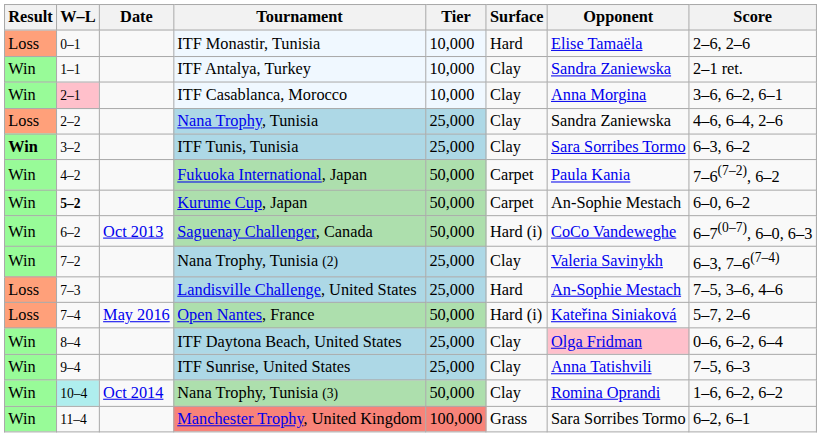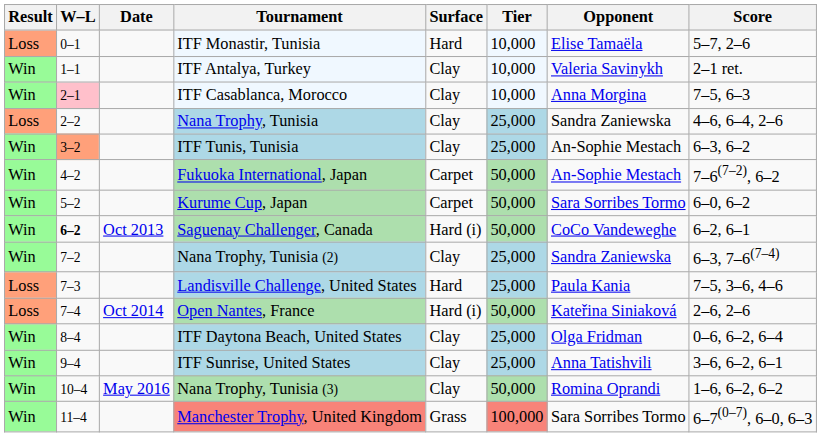columns swapped: (456, 17) <-> (517, 17)
(722, 43) 2–6, 2–6 -> (722, 43) 5–7, 2–6
(611, 69) Sandra Zaniewska -> (607, 69) Valeria Savinykh
(738, 95) 3–6, 6–2, 6–1 -> (722, 95) 7–5, 6–3
(23, 146) bold -> (22, 146) normal
(70, 147) no background -> (70, 147) lightsalmon background
(618, 146) Sara Sorribes Tormo -> (616, 146) An-Sophie Mestach
(591, 174) Paula Kania -> (616, 174) An-Sophie Mestach
(70, 203) bold -> (70, 204) normal
(616, 203) An-Sophie Mestach -> (618, 203) Sara Sorribes Tormo
(70, 232) normal -> (70, 228) bold
(753, 231) 6–7(0–7), 6–0, 6–3 -> (722, 228) 6–2, 6–1
(607, 261) Valeria Savinykh -> (611, 256) Sandra Zaniewska
(616, 289) An-Sophie Mestach -> (591, 285) Paula Kania
(136, 315) May 2016 -> (133, 310) Oct 2014
(722, 315) 5–7, 2–6 -> (722, 310) 2–6, 2–6
(597, 341) pink background -> (597, 336) no background
(722, 367) 7–5, 6–3 -> (738, 362) 3–6, 6–2, 6–1
(74, 394) paleturquoise background -> (74, 389) no background
(133, 393) Oct 2014 -> (136, 388) May 2016
(722, 418) 6–2, 6–1 -> (753, 416) 6–7(0–7), 6–0, 6–3
